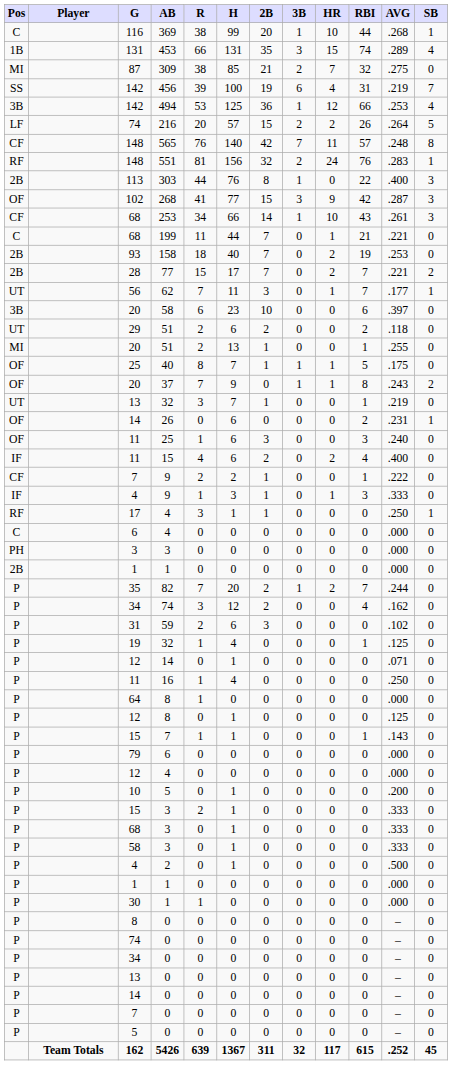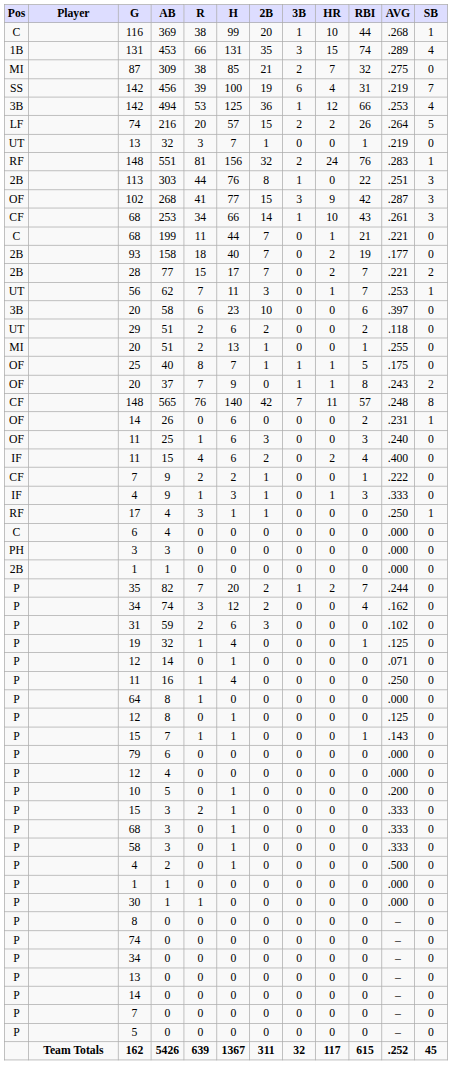rows swapped: (135, 143) <-> (135, 402)
(398, 180) .400 -> (398, 180) .251
(398, 254) .253 -> (398, 254) .177
(398, 291) .177 -> (398, 291) .253
